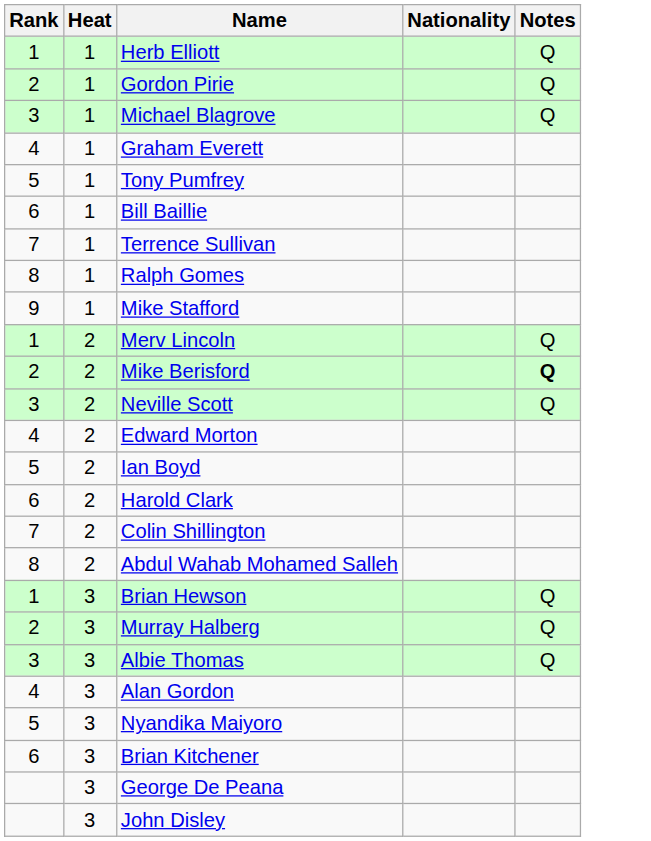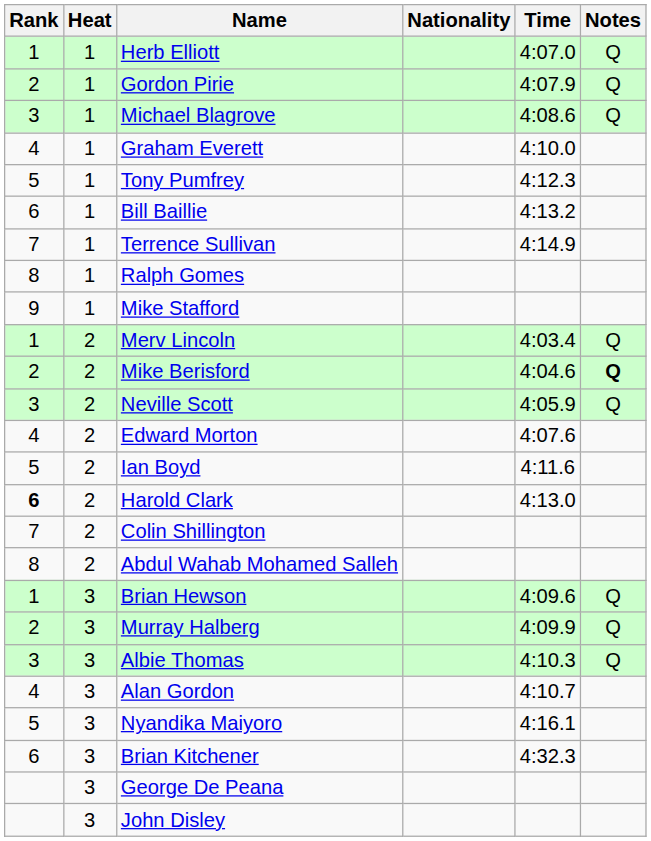+ column: (548, 20)
(34, 500) normal -> (34, 500) bold
